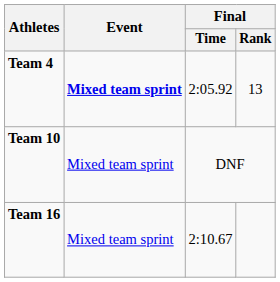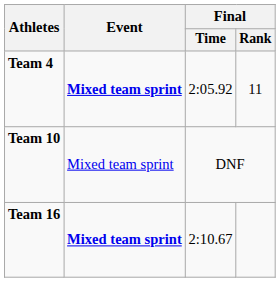(255, 89) 13 -> (255, 89) 11
(120, 240) normal -> (124, 240) bold
